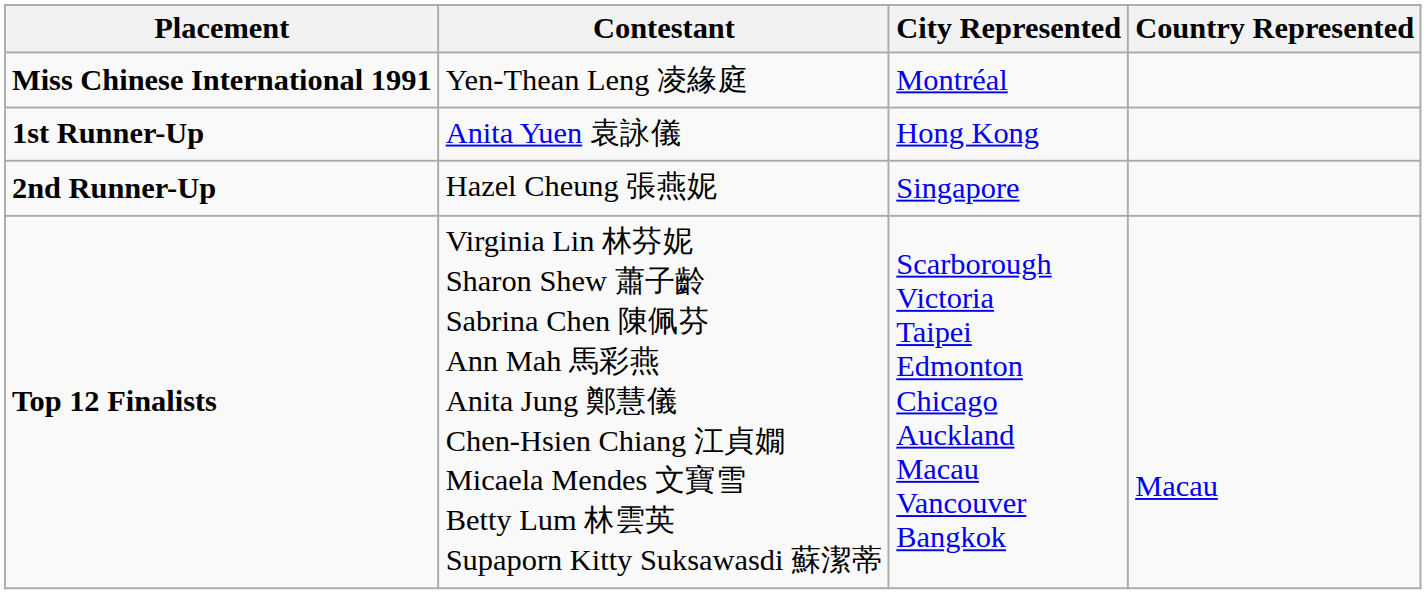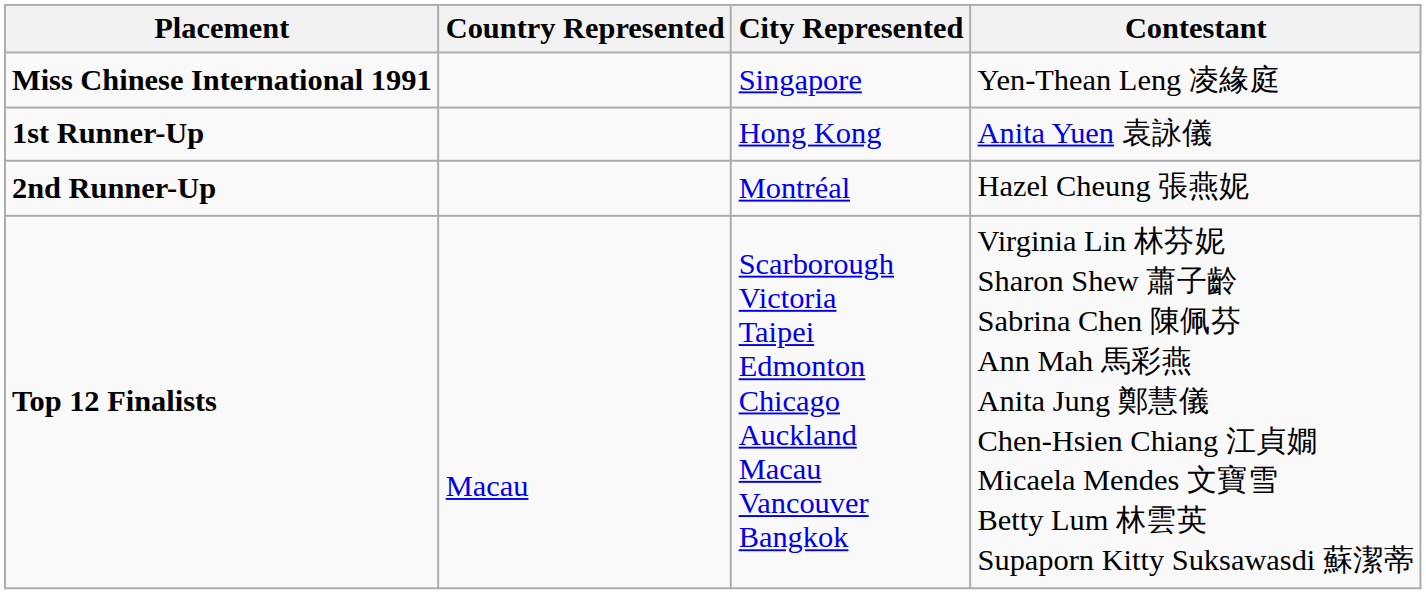columns swapped: (664, 28) <-> (1275, 28)
(952, 79) Montréal -> (800, 79) Singapore
(958, 187) Singapore -> (794, 187) Montréal
